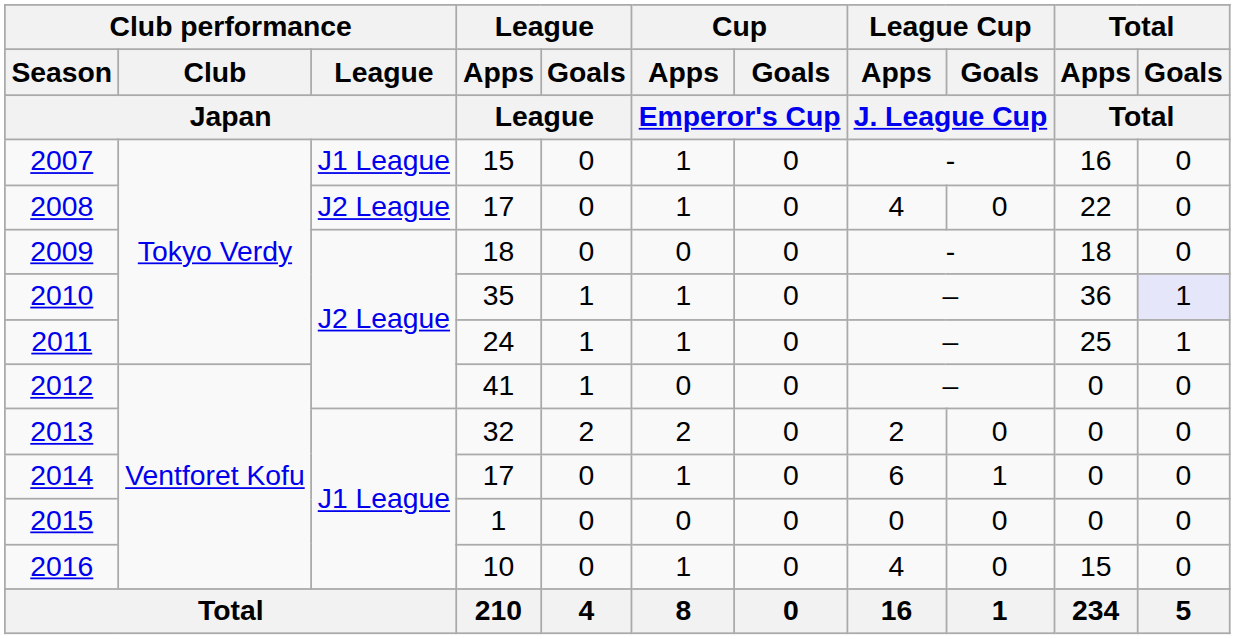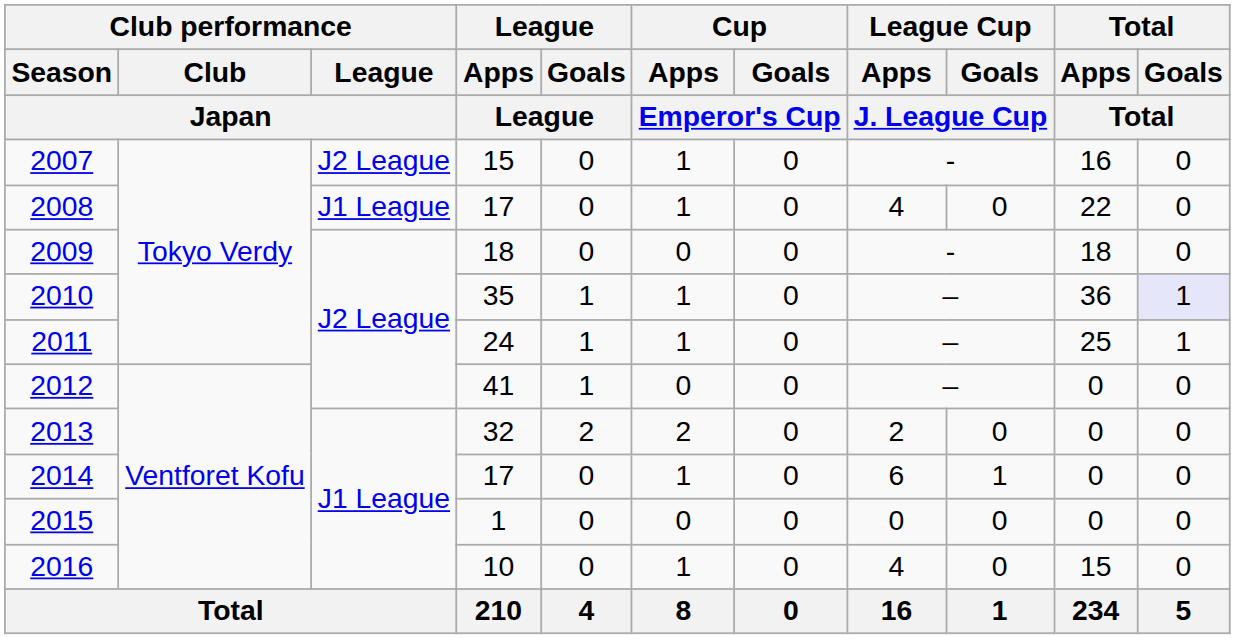(384, 161) J1 League -> (384, 161) J2 League
(384, 206) J2 League -> (384, 206) J1 League
